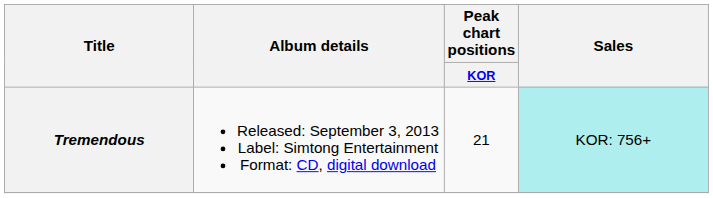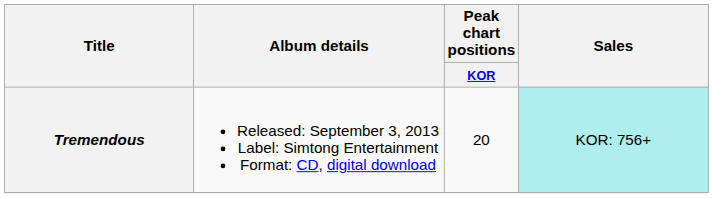(481, 139) 21 -> (481, 139) 20
